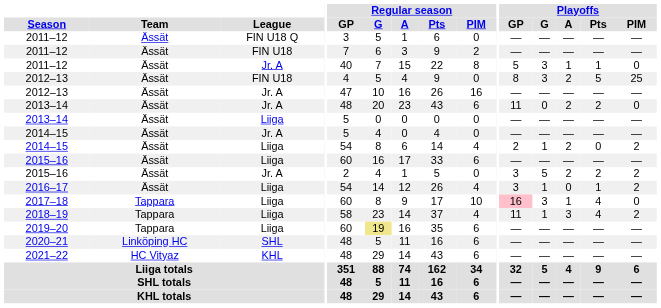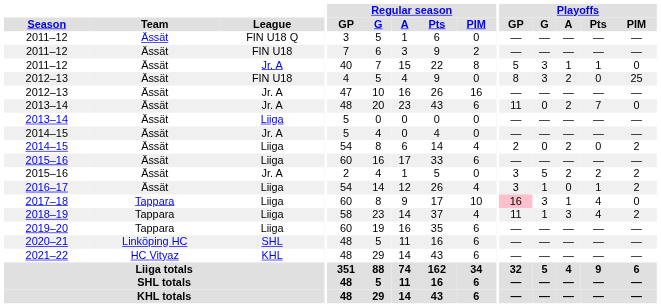(598, 78) 5 -> (598, 78) 0
(598, 106) 2 -> (598, 106) 7
(545, 146) 1 -> (545, 146) 0
(378, 228) khaki background -> (378, 228) no background
